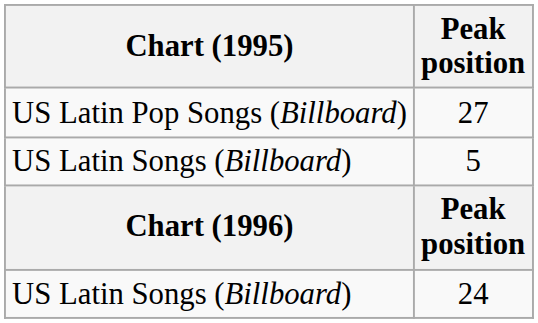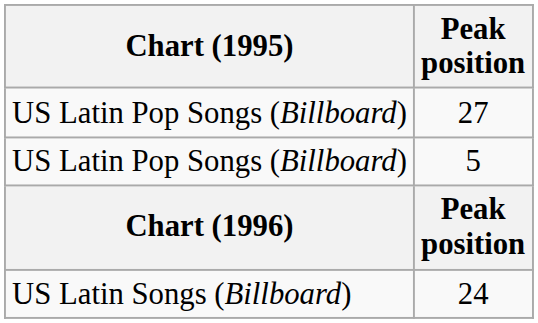(182, 160) US Latin Songs (Billboard) -> (209, 160) US Latin Pop Songs (Billboard)
